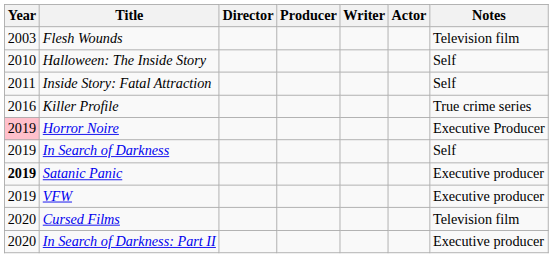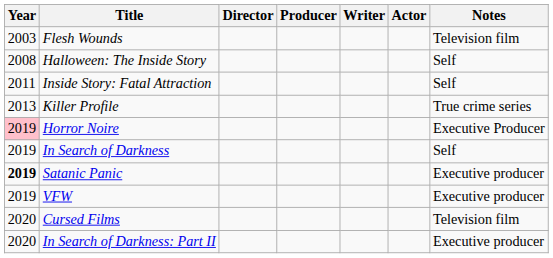(22, 60) 2010 -> (22, 60) 2008
(22, 106) 2016 -> (22, 106) 2013
